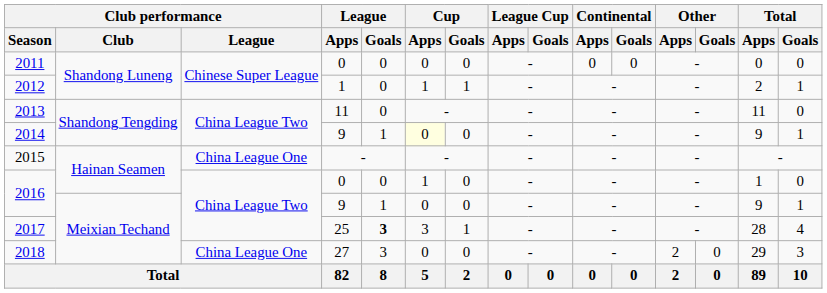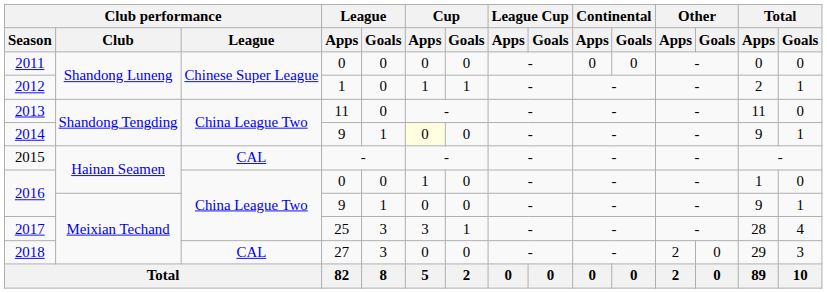(251, 157) China League One -> (251, 157) CAL
(383, 228) bold -> (383, 228) normal
(251, 252) China League One -> (251, 252) CAL
